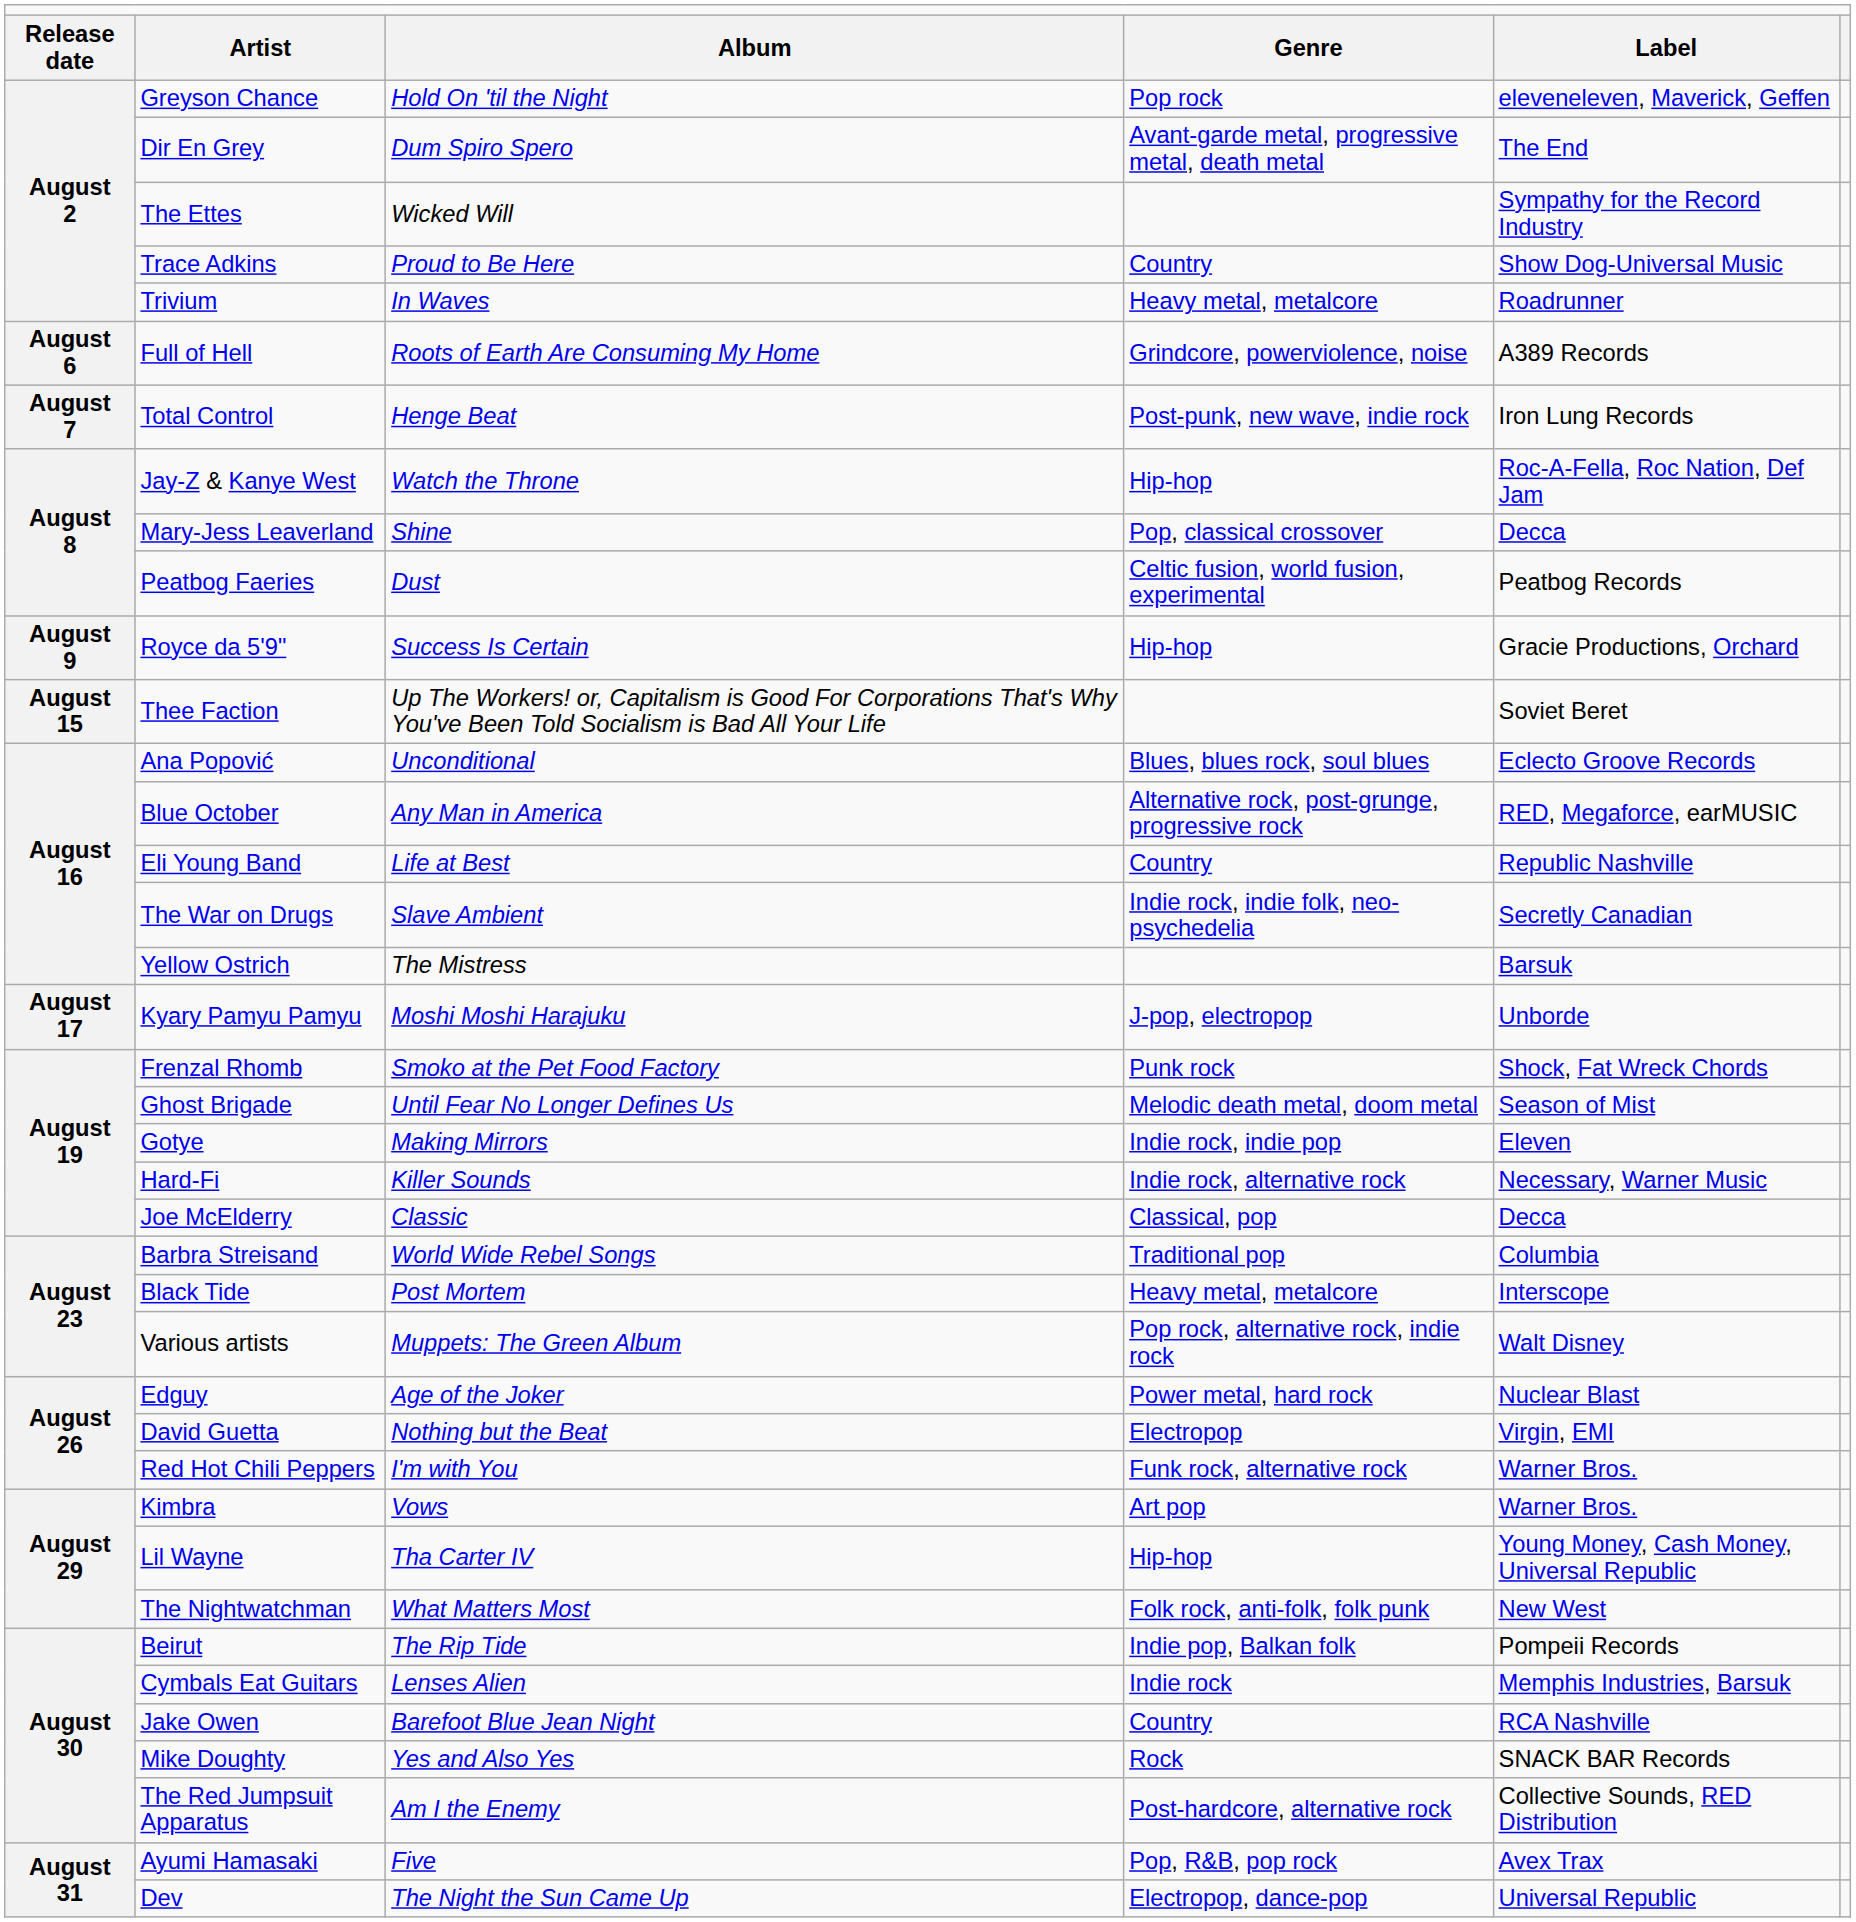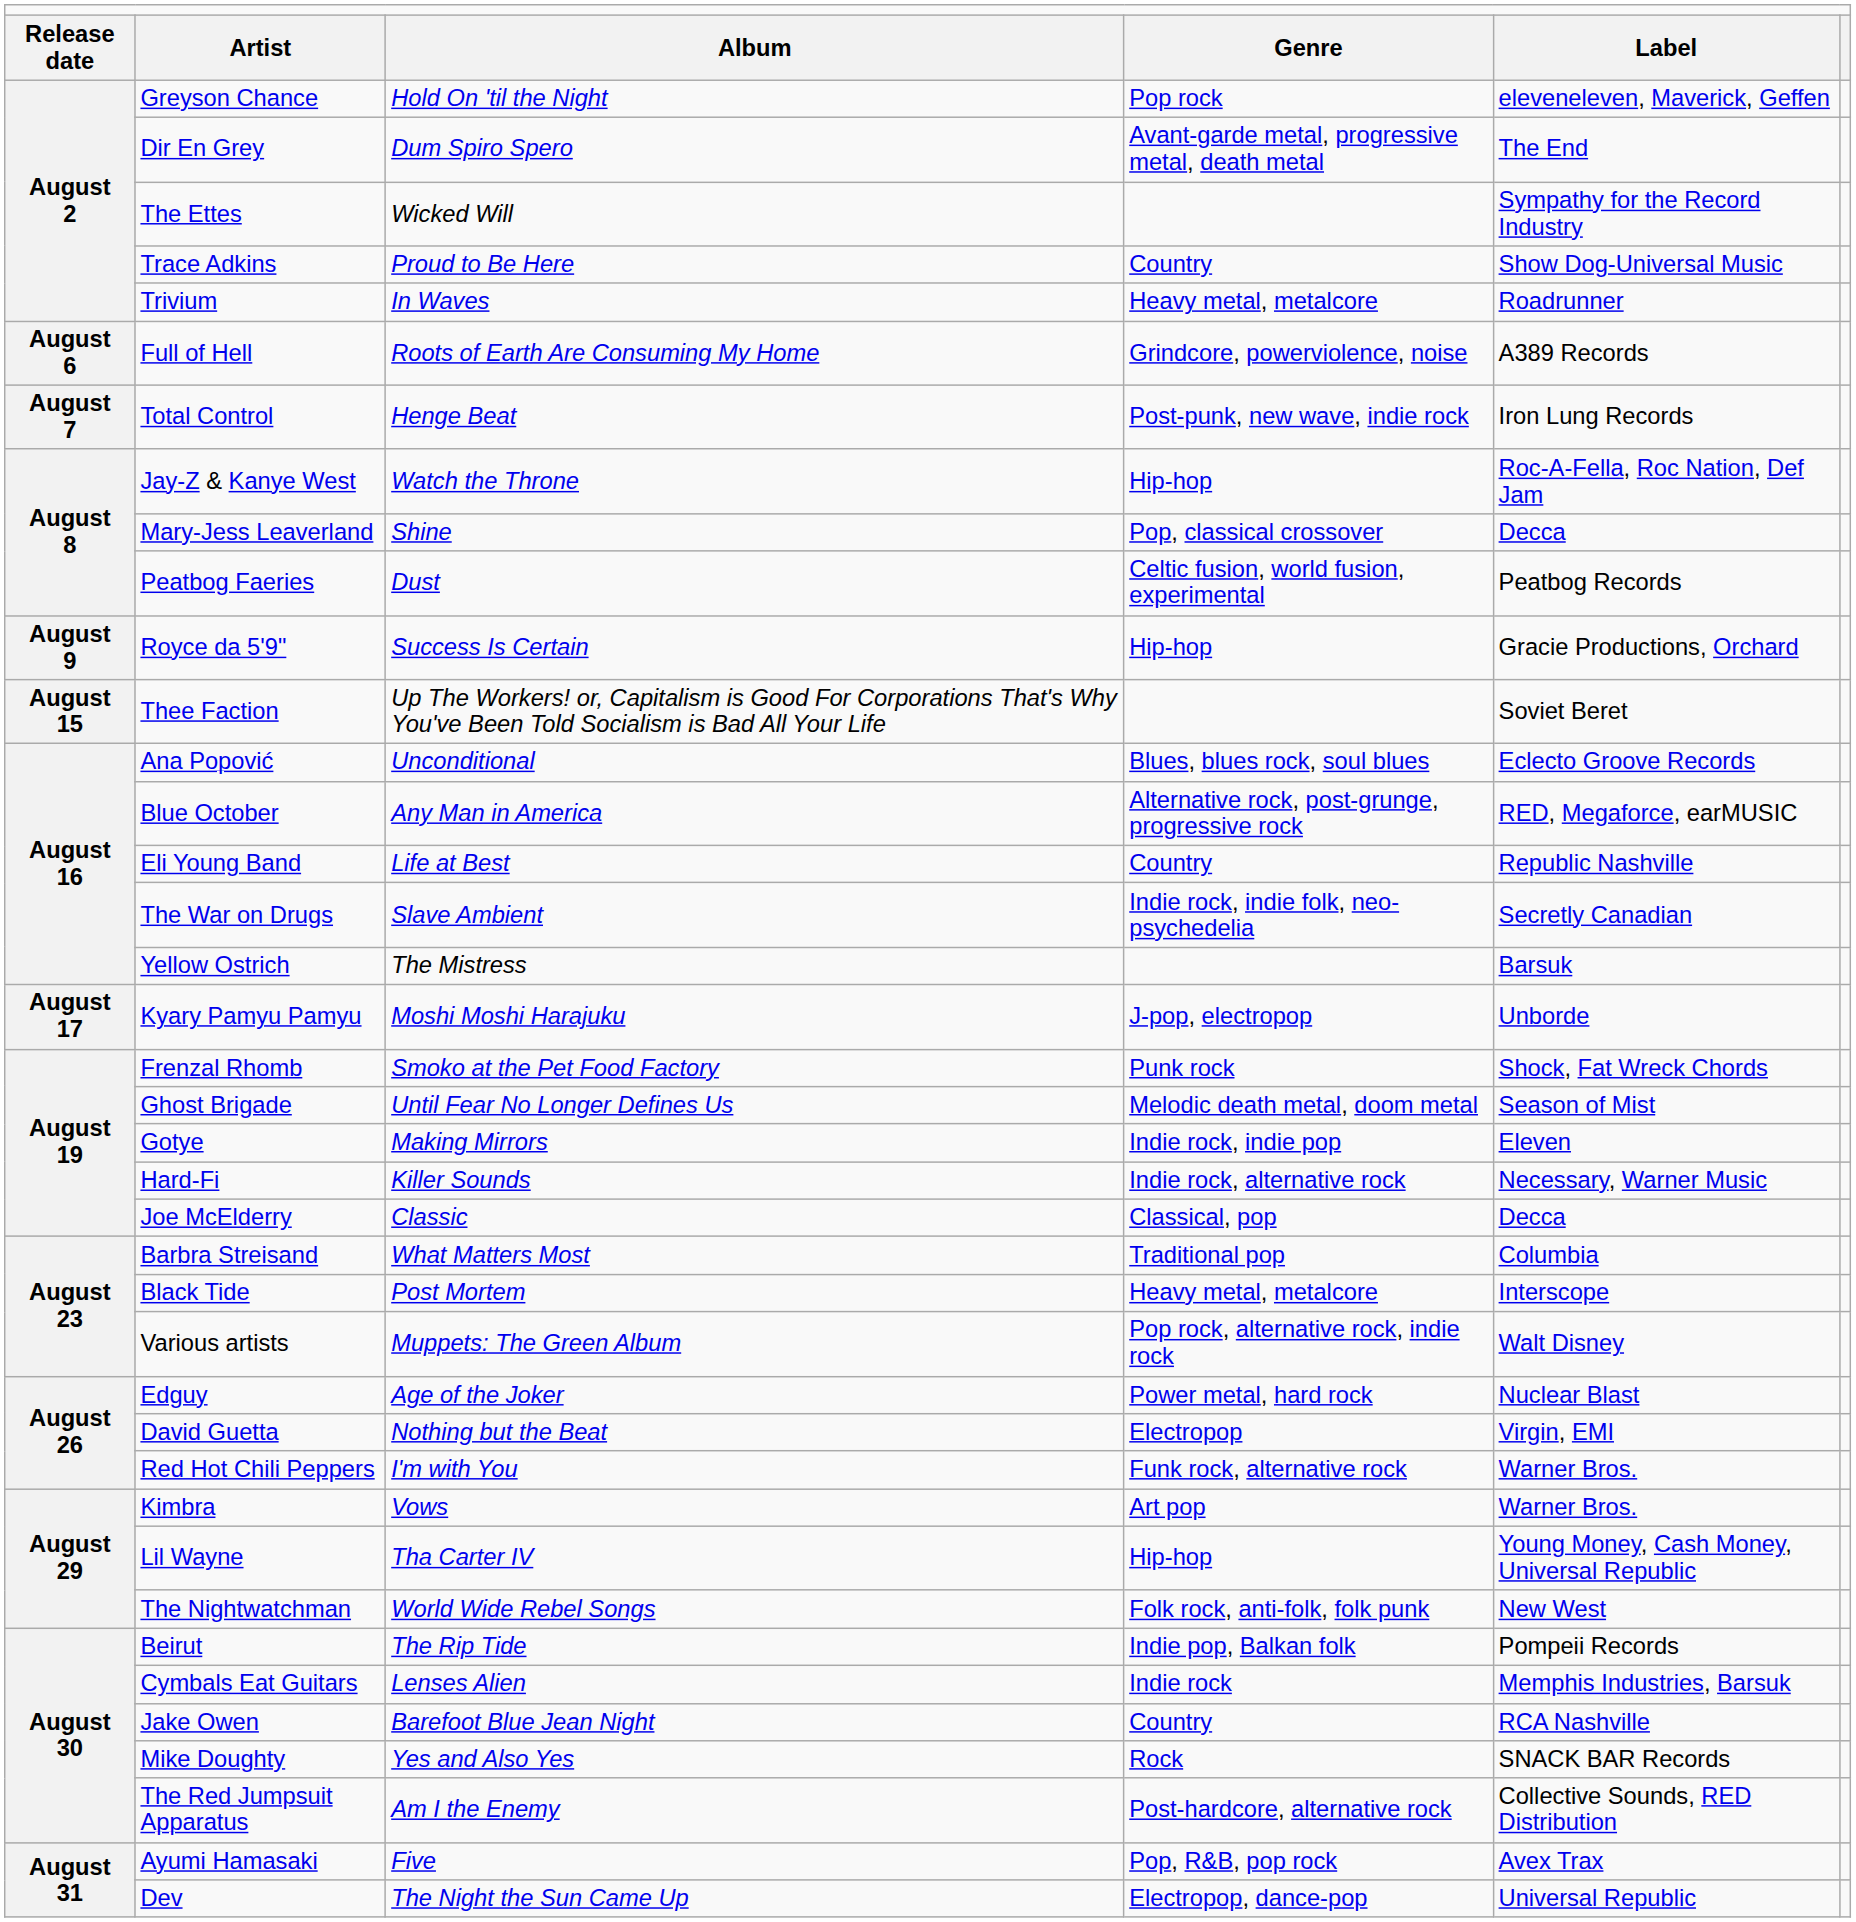(523, 1255) World Wide Rebel Songs -> (491, 1255) What Matters Most
(491, 1608) What Matters Most -> (523, 1608) World Wide Rebel Songs
